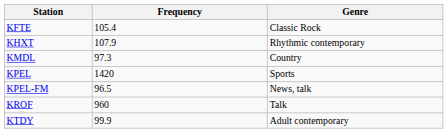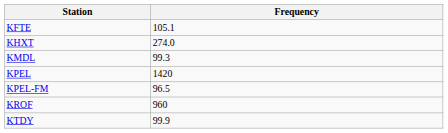- column: (355, 12)
(105, 27) 105.4 -> (164, 27) 105.1
(105, 43) 107.9 -> (164, 43) 274.0
(103, 58) 97.3 -> (161, 58) 99.3
